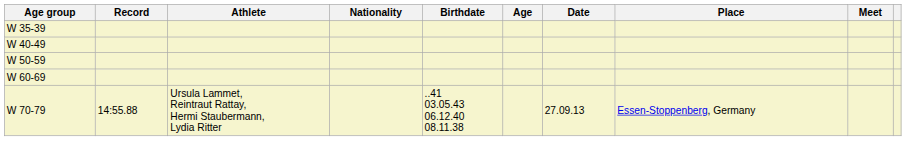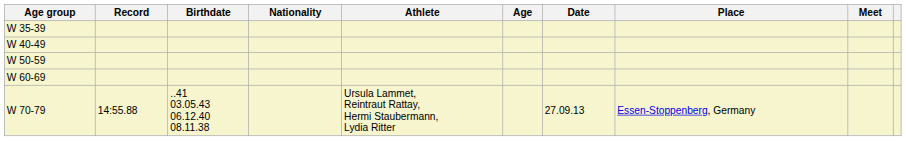columns swapped: (249, 13) <-> (463, 13)
